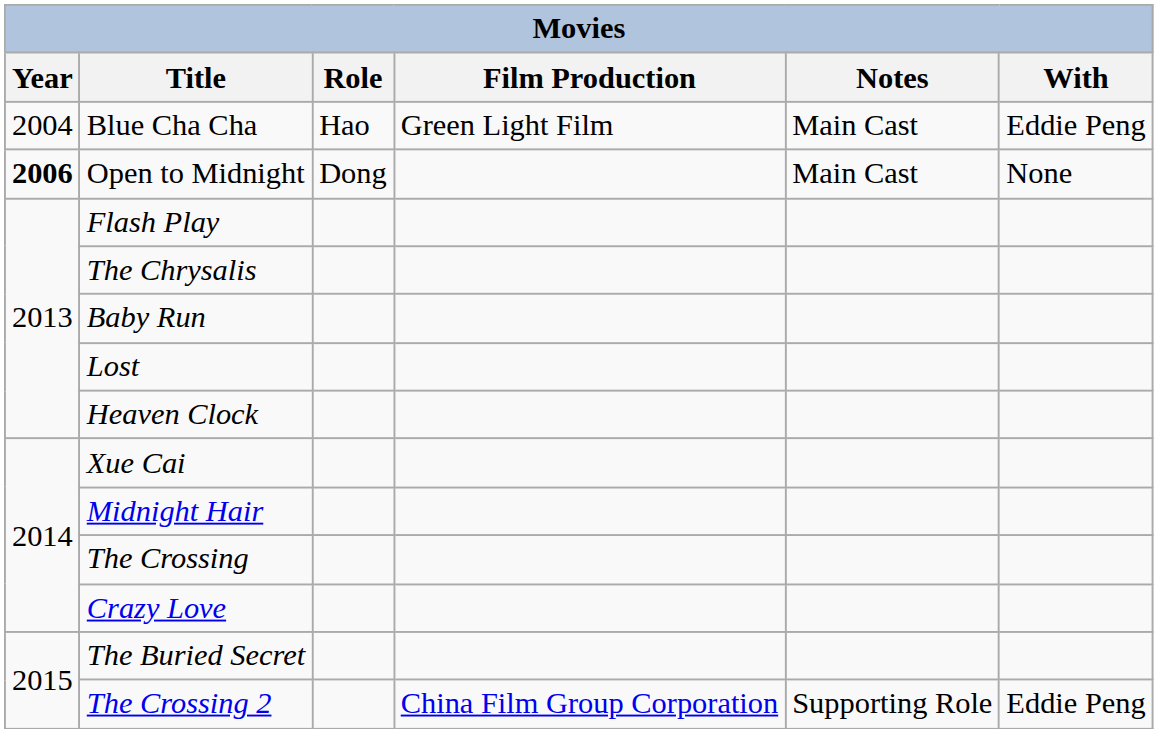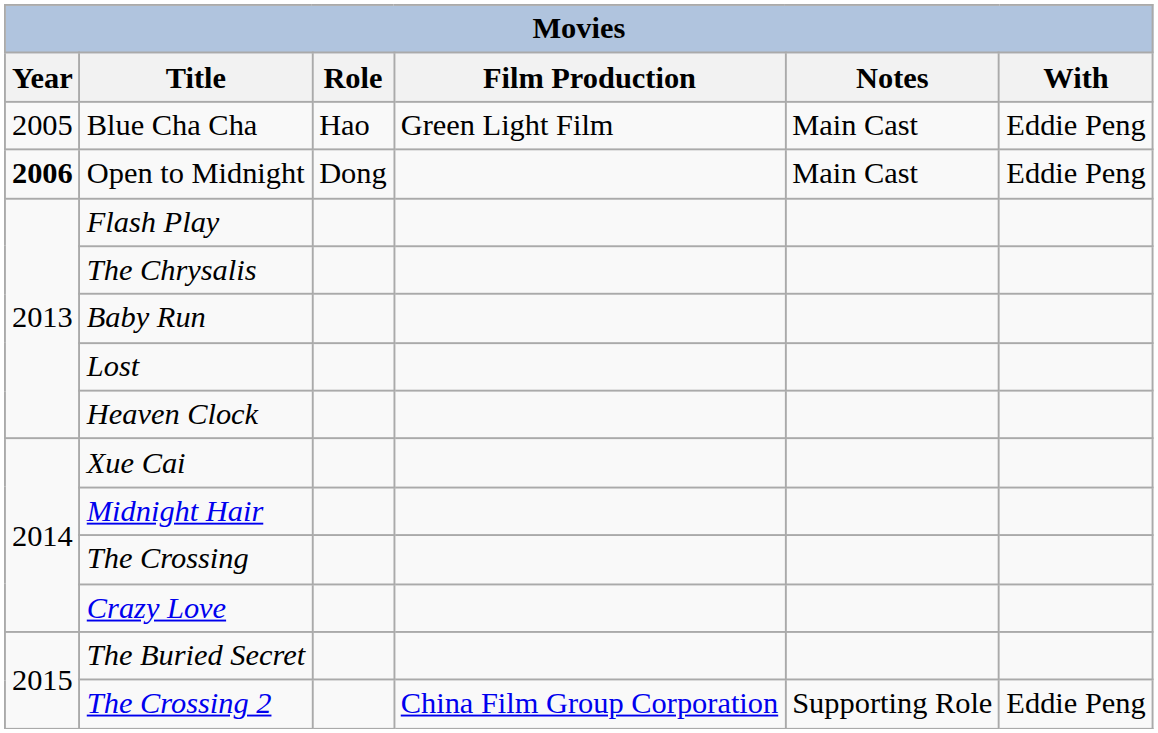(42, 125) 2004 -> (42, 125) 2005
(1039, 173) None -> (1076, 173) Eddie Peng
